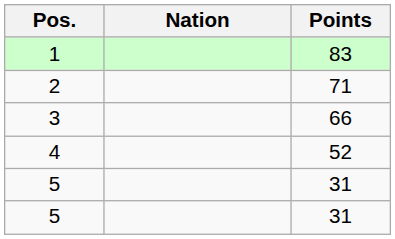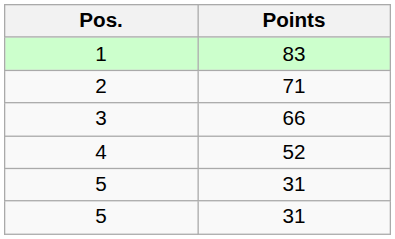- column: (197, 20)
